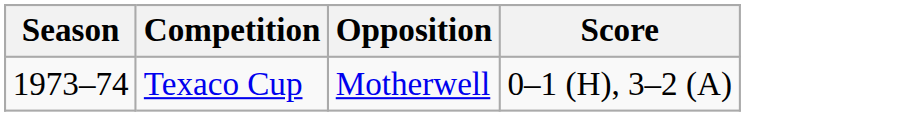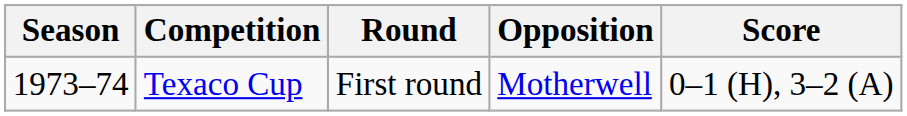+ column: (409, 30)
